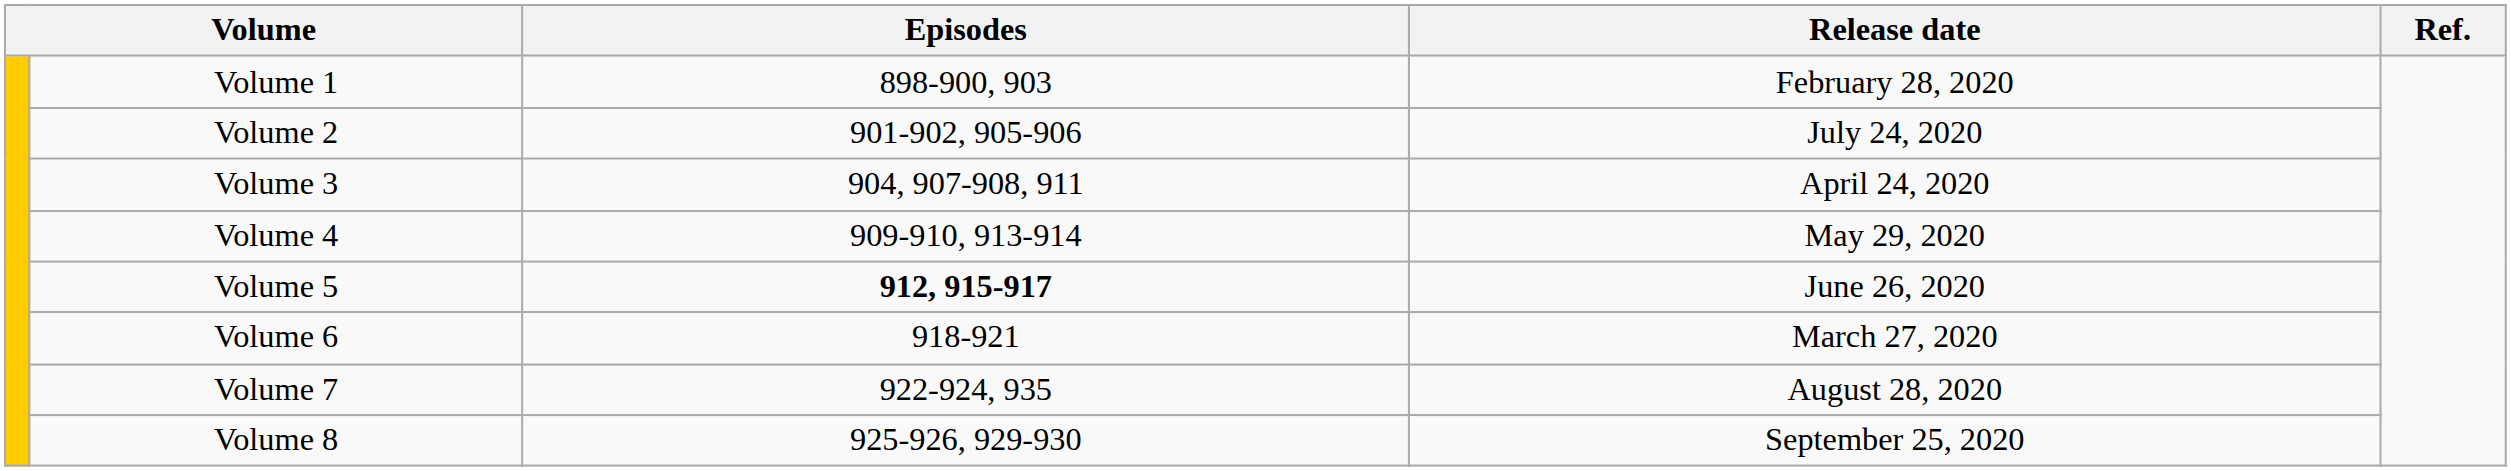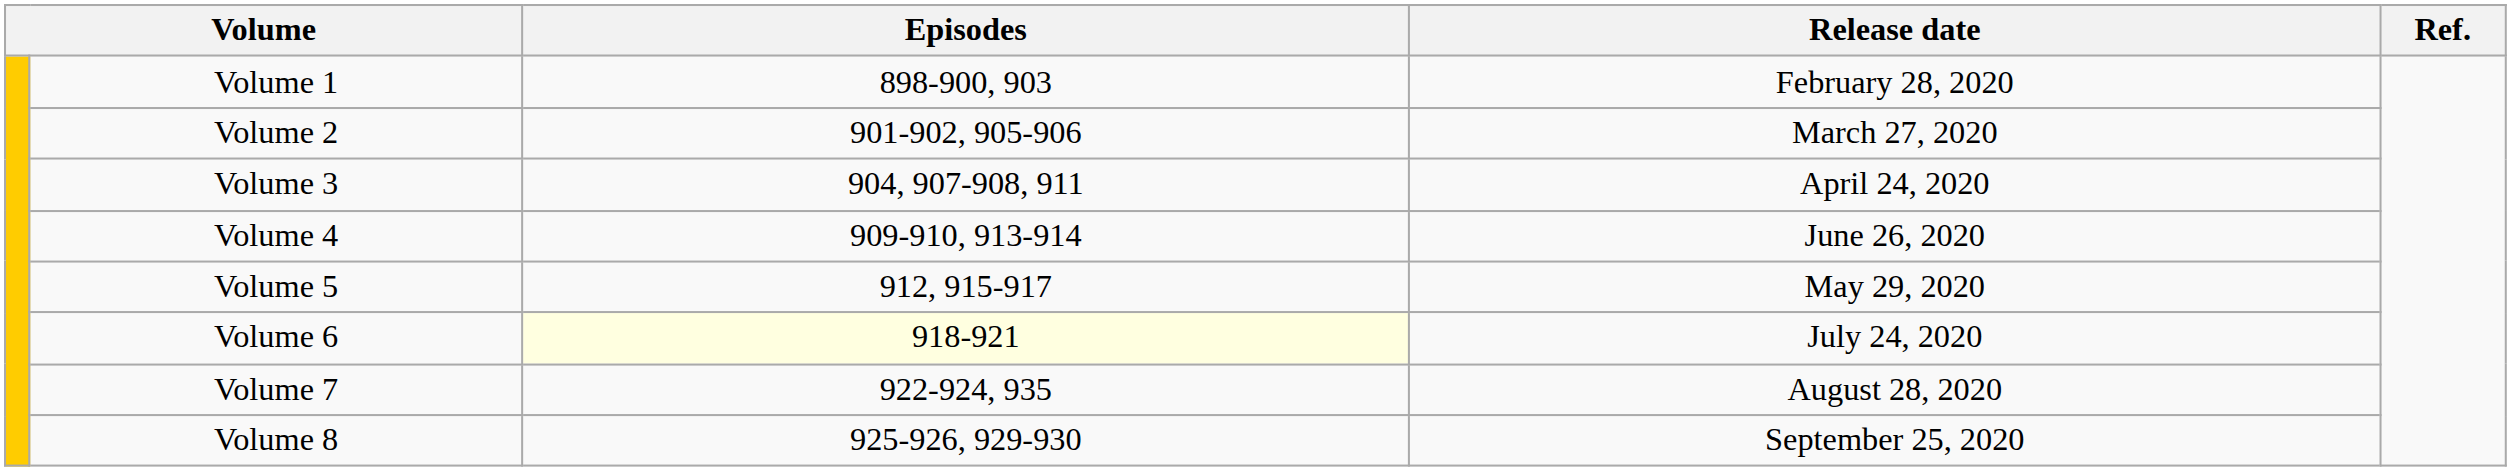(1895, 132) July 24, 2020 -> (1895, 132) March 27, 2020
(1895, 235) May 29, 2020 -> (1895, 235) June 26, 2020
(966, 286) bold -> (966, 286) normal
(1895, 286) June 26, 2020 -> (1895, 286) May 29, 2020
(966, 337) no background -> (966, 337) lightyellow background
(1895, 337) March 27, 2020 -> (1895, 337) July 24, 2020
